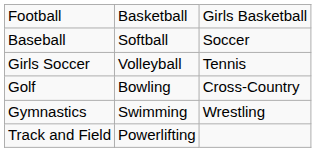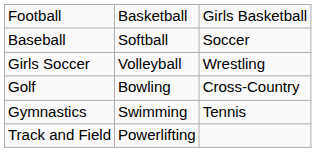(224, 64) Tennis -> (234, 64) Wrestling
(234, 111) Wrestling -> (224, 111) Tennis
